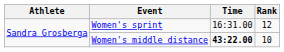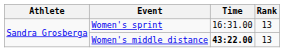(267, 25) 12 -> (267, 25) 13
(267, 39) 10 -> (267, 39) 13
